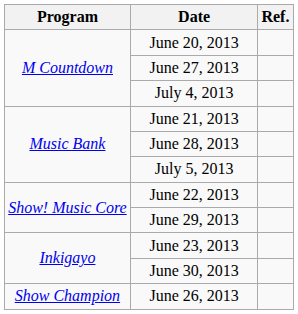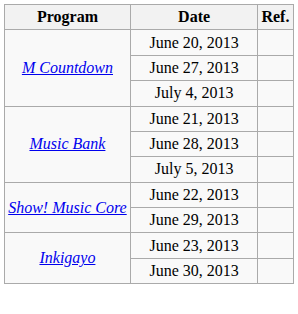- row: (194, 296)
